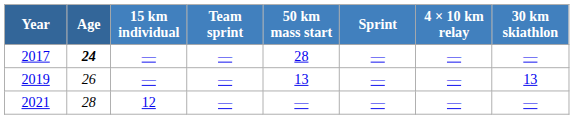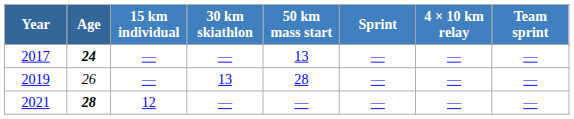columns swapped: (530, 24) <-> (225, 24)
(301, 56) 28 -> (301, 56) 13
(301, 79) 13 -> (301, 79) 28
(89, 103) normal -> (89, 103) bold
